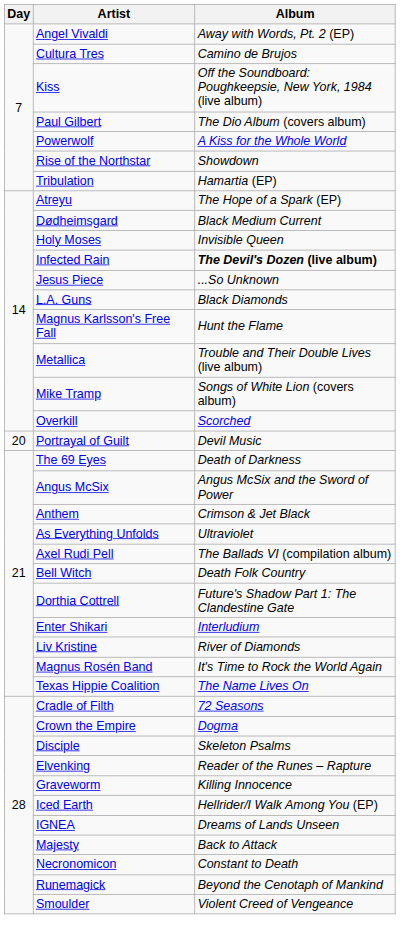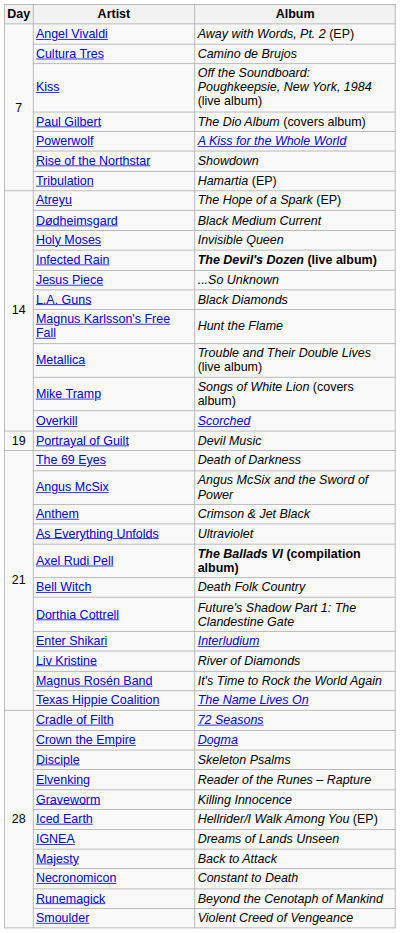(19, 440) 20 -> (19, 440) 19
(294, 553) normal -> (279, 560) bold
